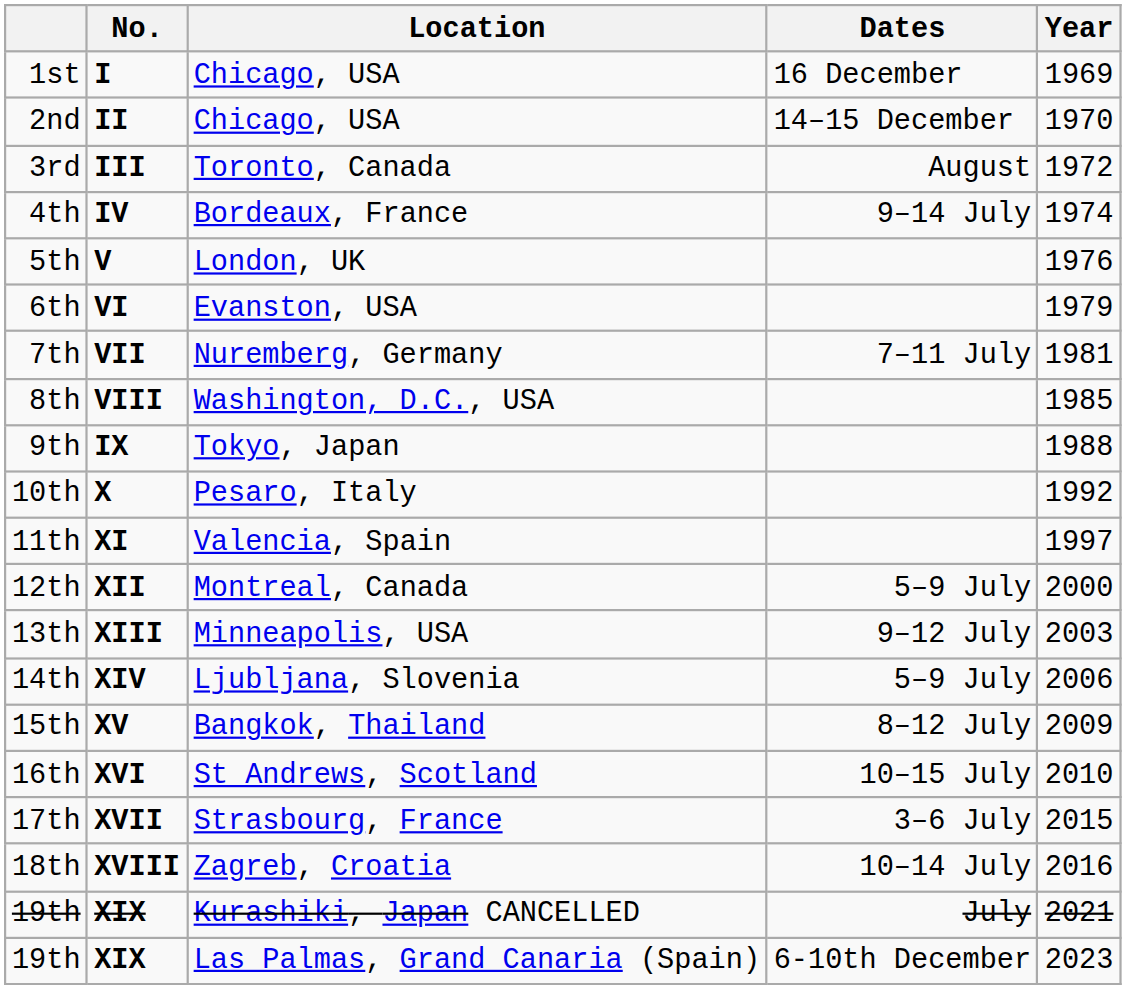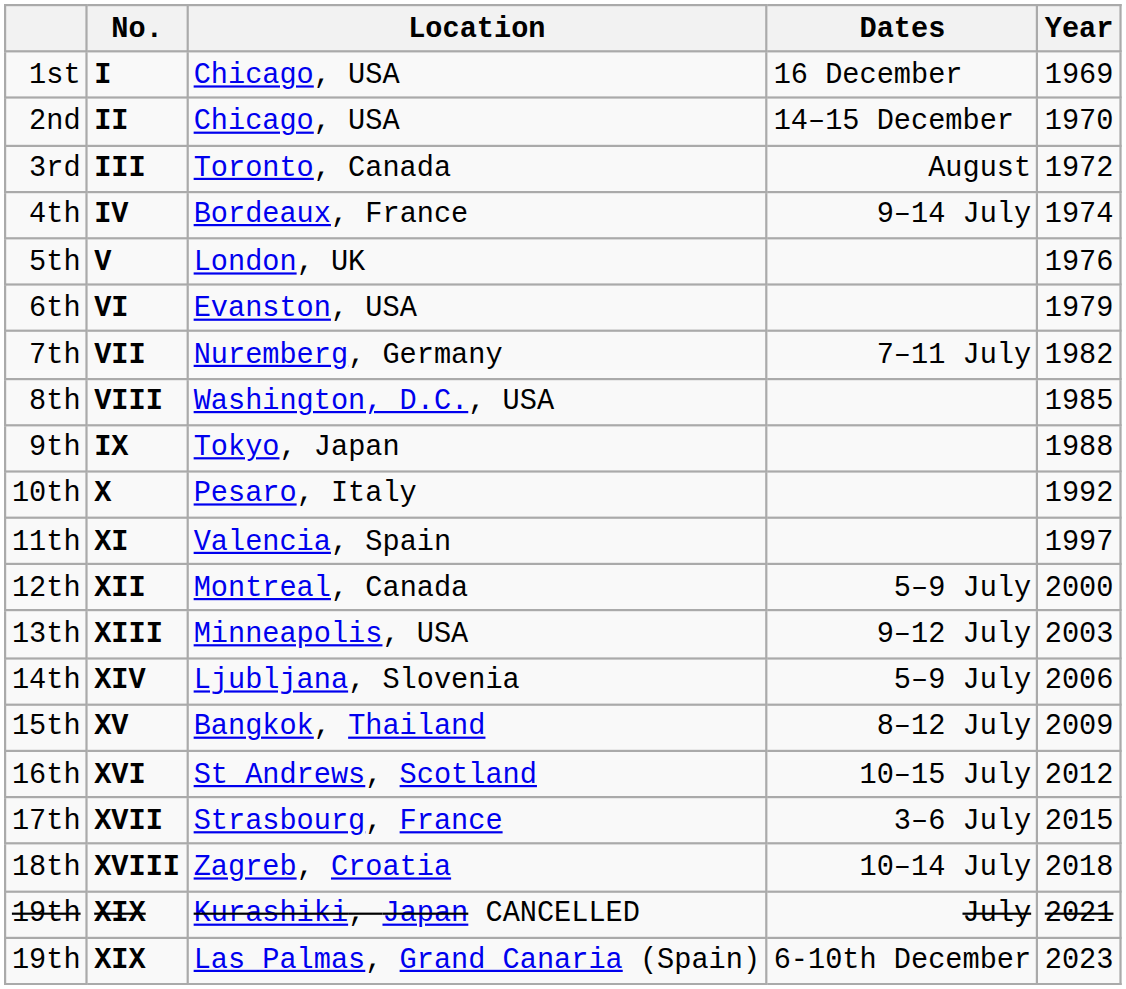(1079, 355) 1981 -> (1079, 355) 1982
(1079, 774) 2010 -> (1079, 774) 2012
(1079, 867) 2016 -> (1079, 867) 2018
